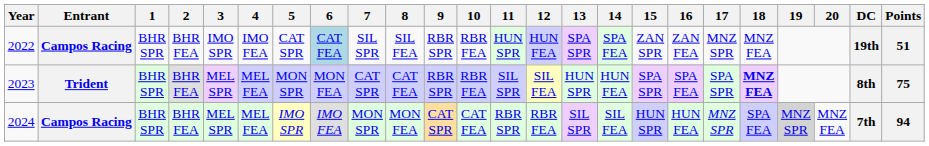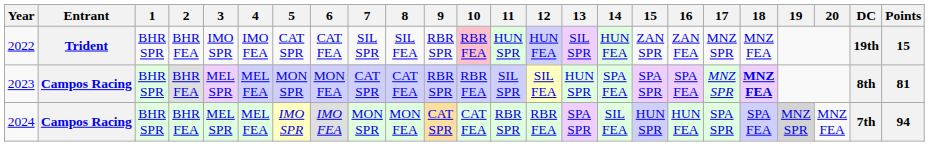(86, 45) Campos Racing -> (86, 45) Trident
(329, 45) lightblue background -> (329, 45) no background
(474, 45) no background -> (474, 45) pink background
(579, 45) SPA SPR -> (579, 45) SIL SPR
(615, 45) SPA FEA -> (615, 45) HUN FEA
(903, 45) 51 -> (903, 45) 15
(86, 83) Trident -> (86, 83) Campos Racing
(615, 83) HUN FEA -> (615, 83) SPA FEA
(722, 83) SPA SPR -> (722, 83) MNZ SPR
(903, 83) 75 -> (903, 83) 81
(579, 121) SIL SPR -> (579, 121) SPA SPR
(722, 121) MNZ SPR -> (722, 121) SPA SPR
